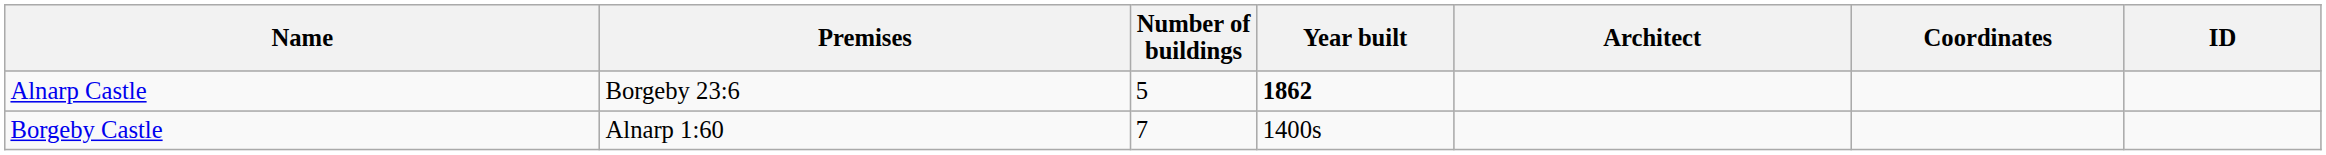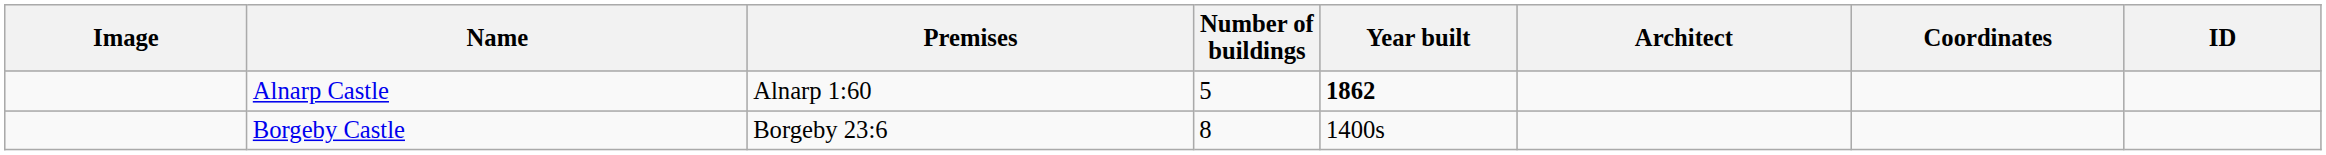+ column: (126, 37)
(673, 90) Borgeby 23:6 -> (812, 90) Alnarp 1:60
(665, 129) Alnarp 1:60 -> (820, 129) Borgeby 23:6
(1142, 129) 7 -> (1205, 129) 8
